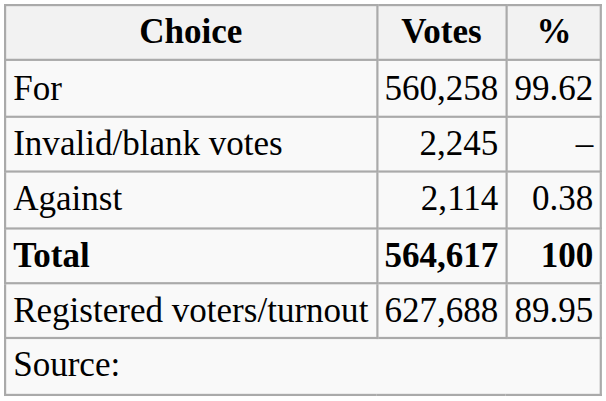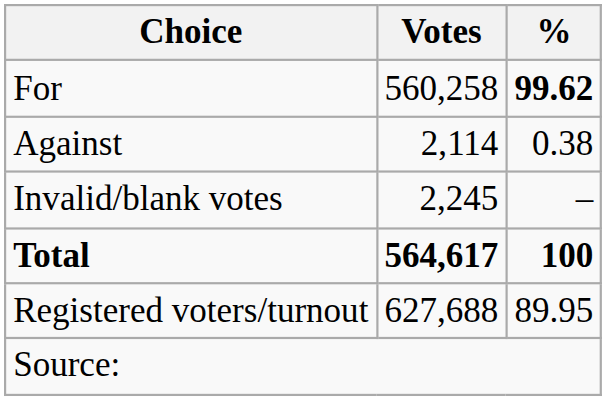(554, 87) normal -> (554, 87) bold
rows swapped: (68, 198) <-> (148, 143)
